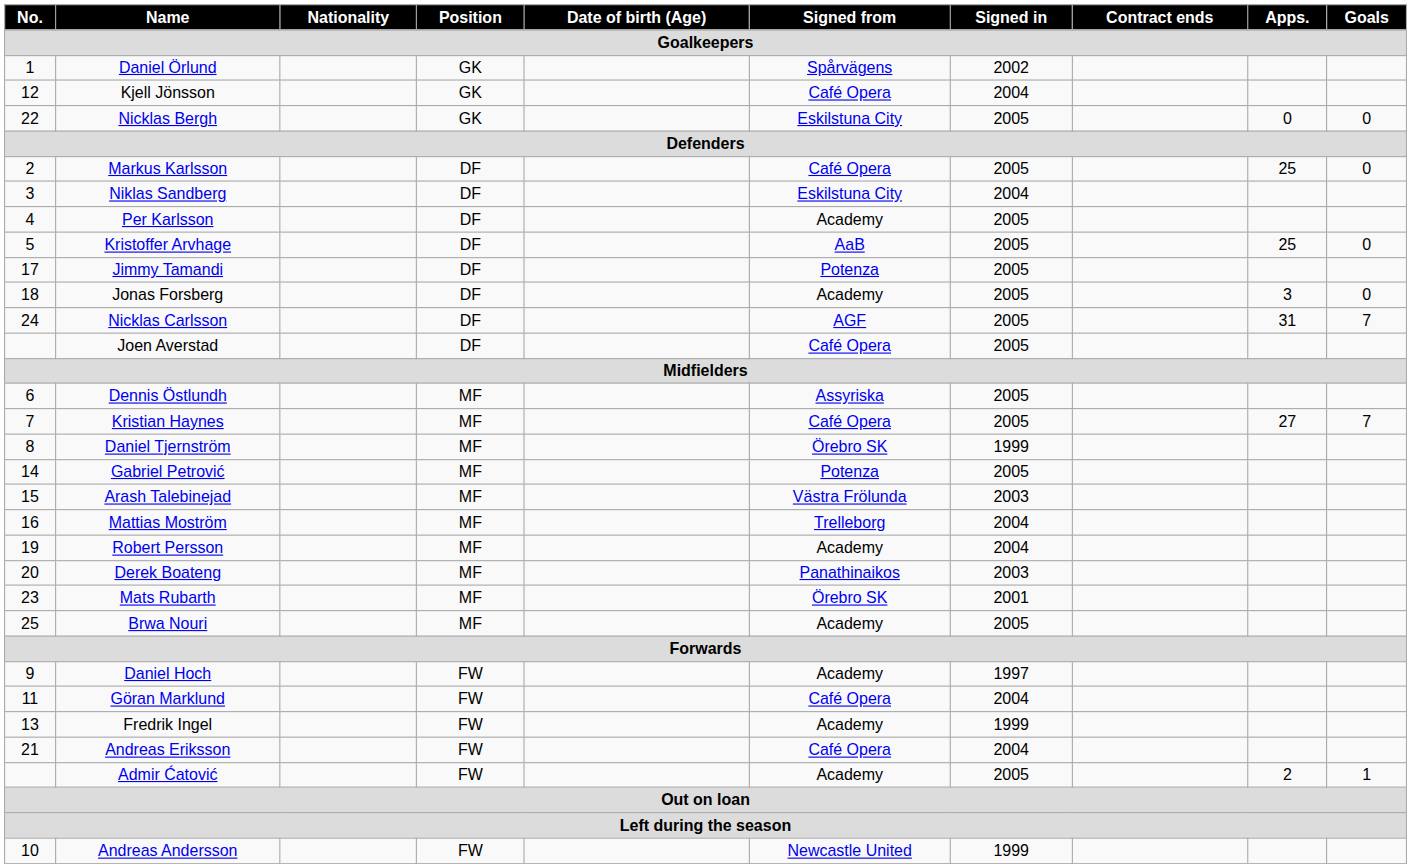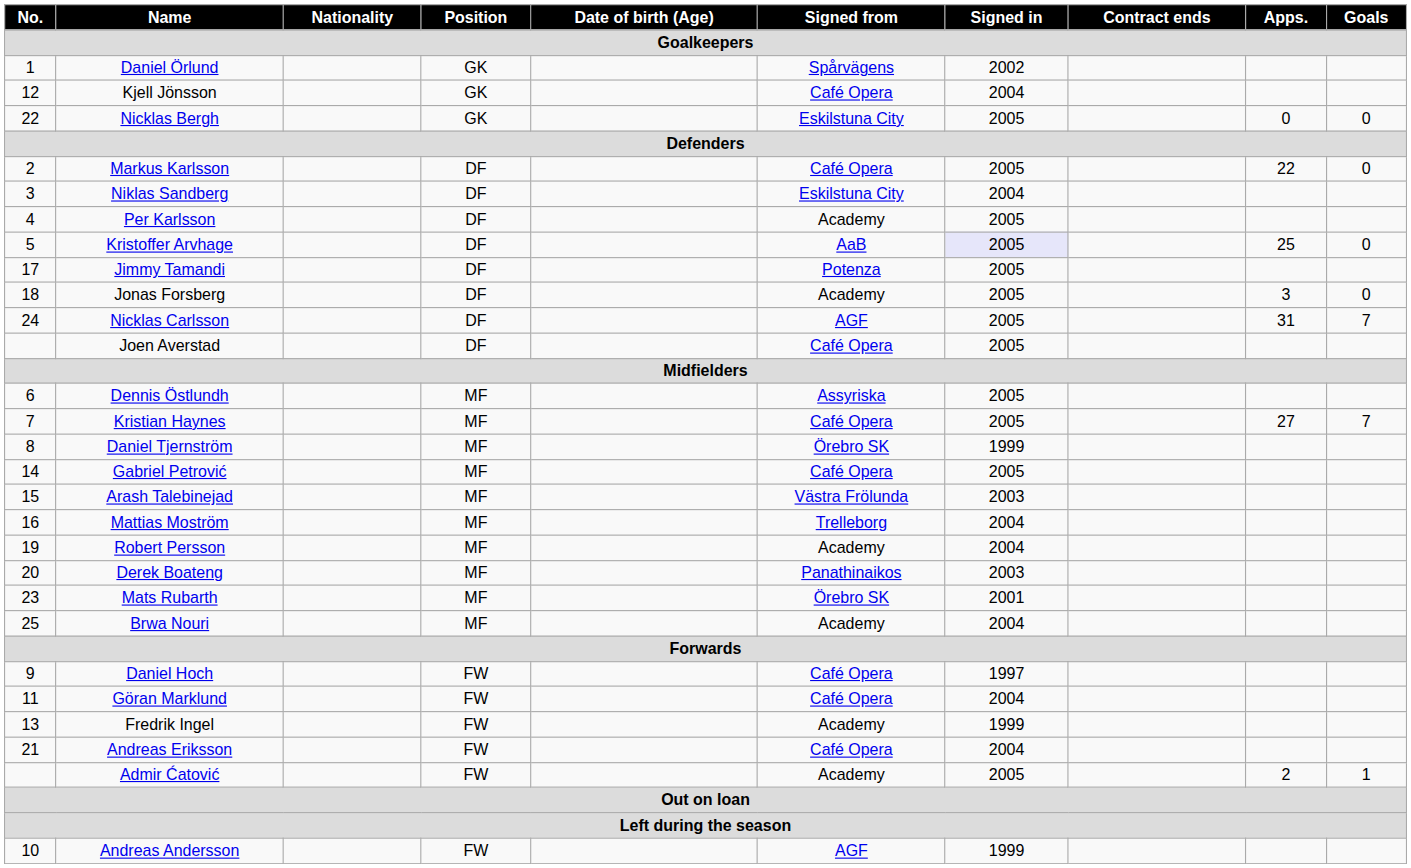(1287, 169) 25 -> (1286, 169) 22
(1011, 245) no background -> (1007, 245) lavender background
(850, 472) Potenza -> (851, 472) Café Opera
(1011, 624) 2005 -> (1007, 624) 2004
(850, 674) Academy -> (851, 674) Café Opera
(850, 851) Newcastle United -> (851, 851) AGF
